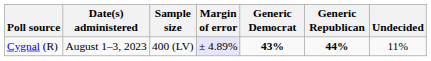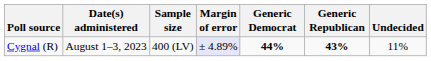(272, 46) 43% -> (272, 46) 44%
(337, 46) 44% -> (337, 46) 43%
